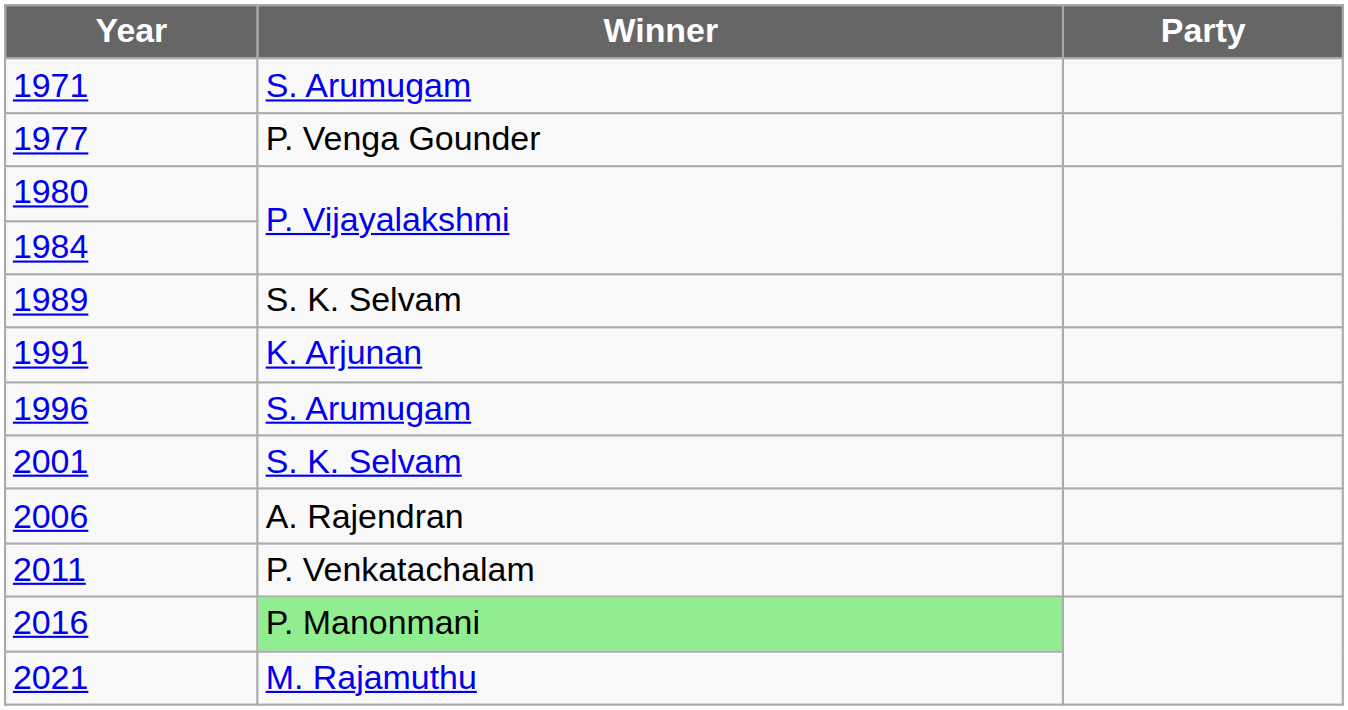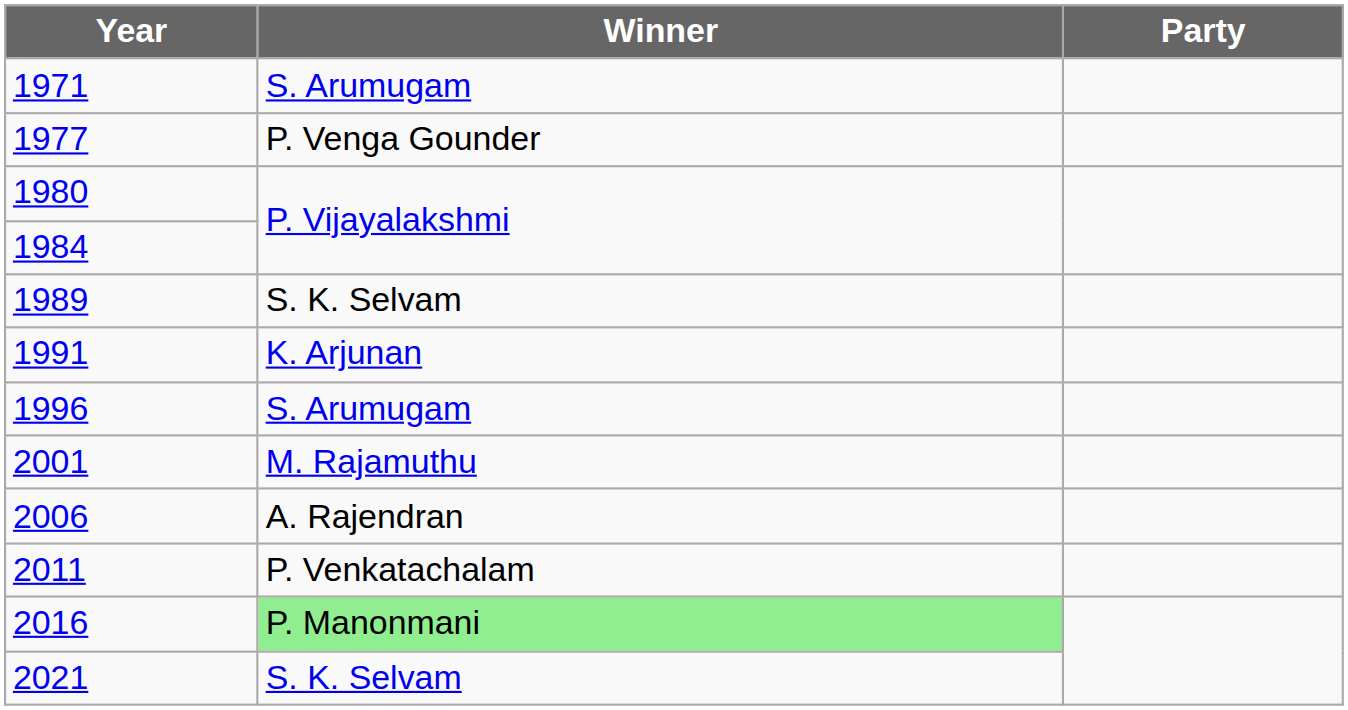(364, 461) S. K. Selvam -> (371, 461) M. Rajamuthu
(371, 676) M. Rajamuthu -> (364, 676) S. K. Selvam
